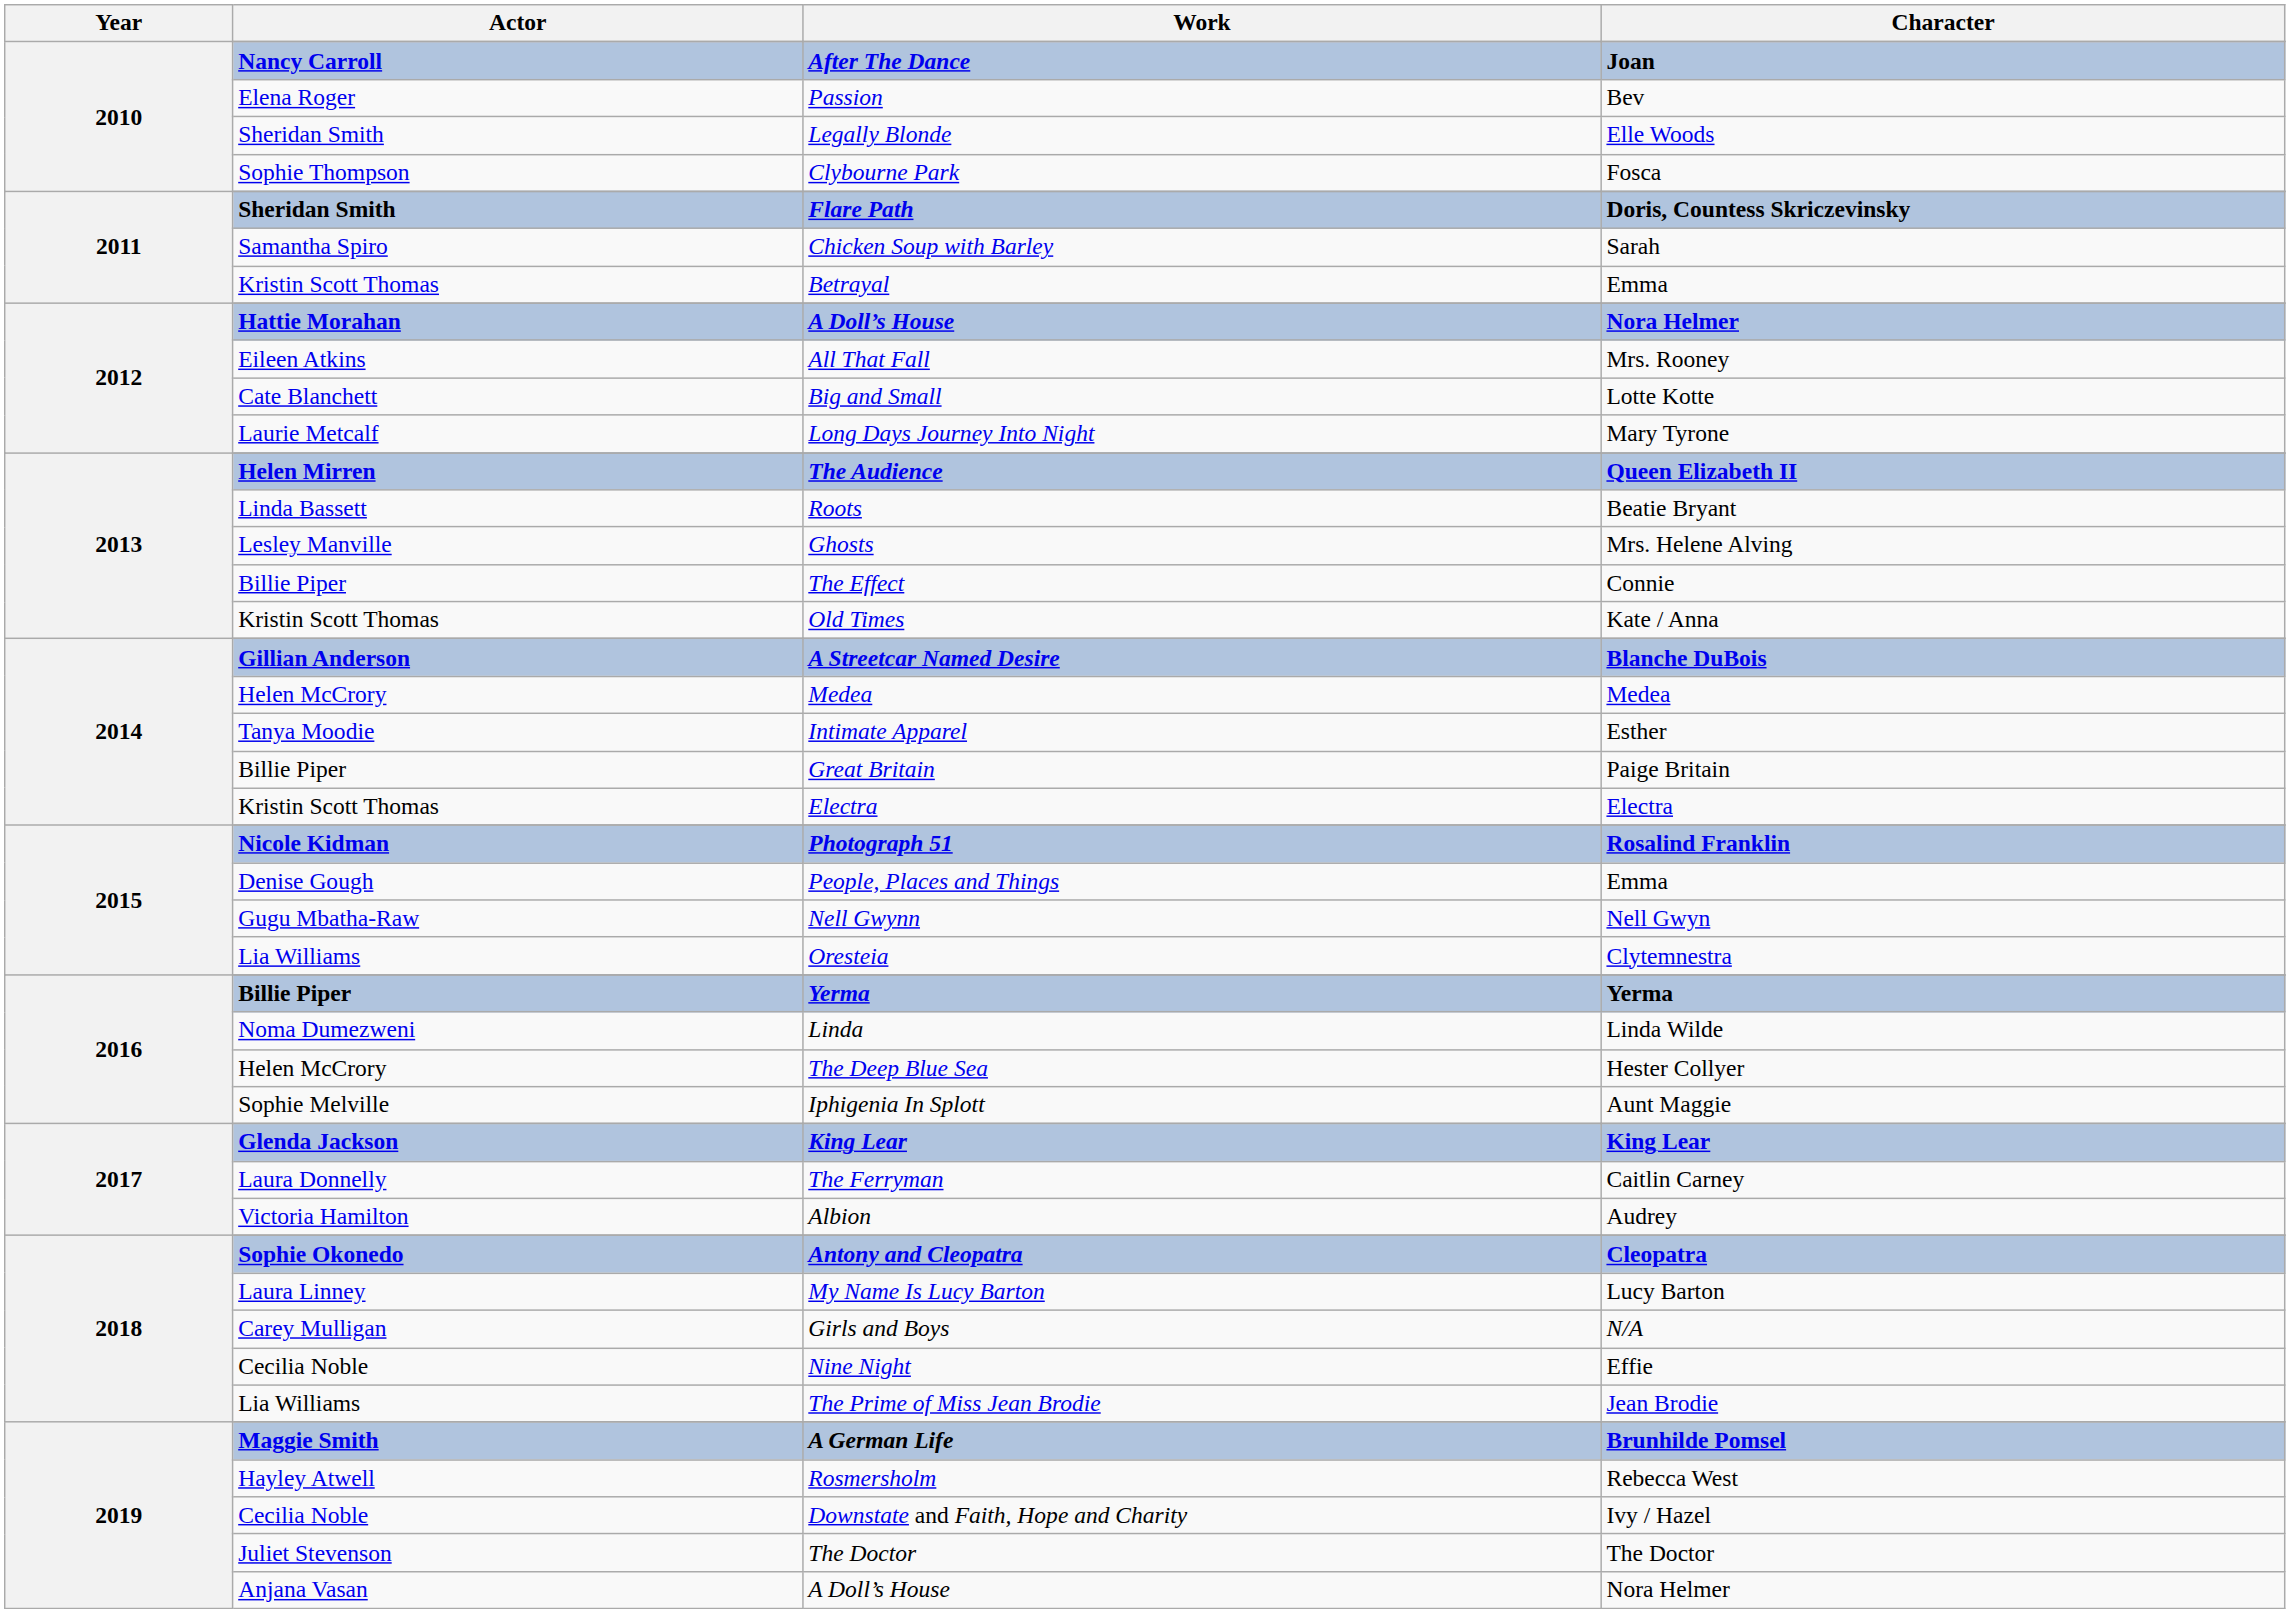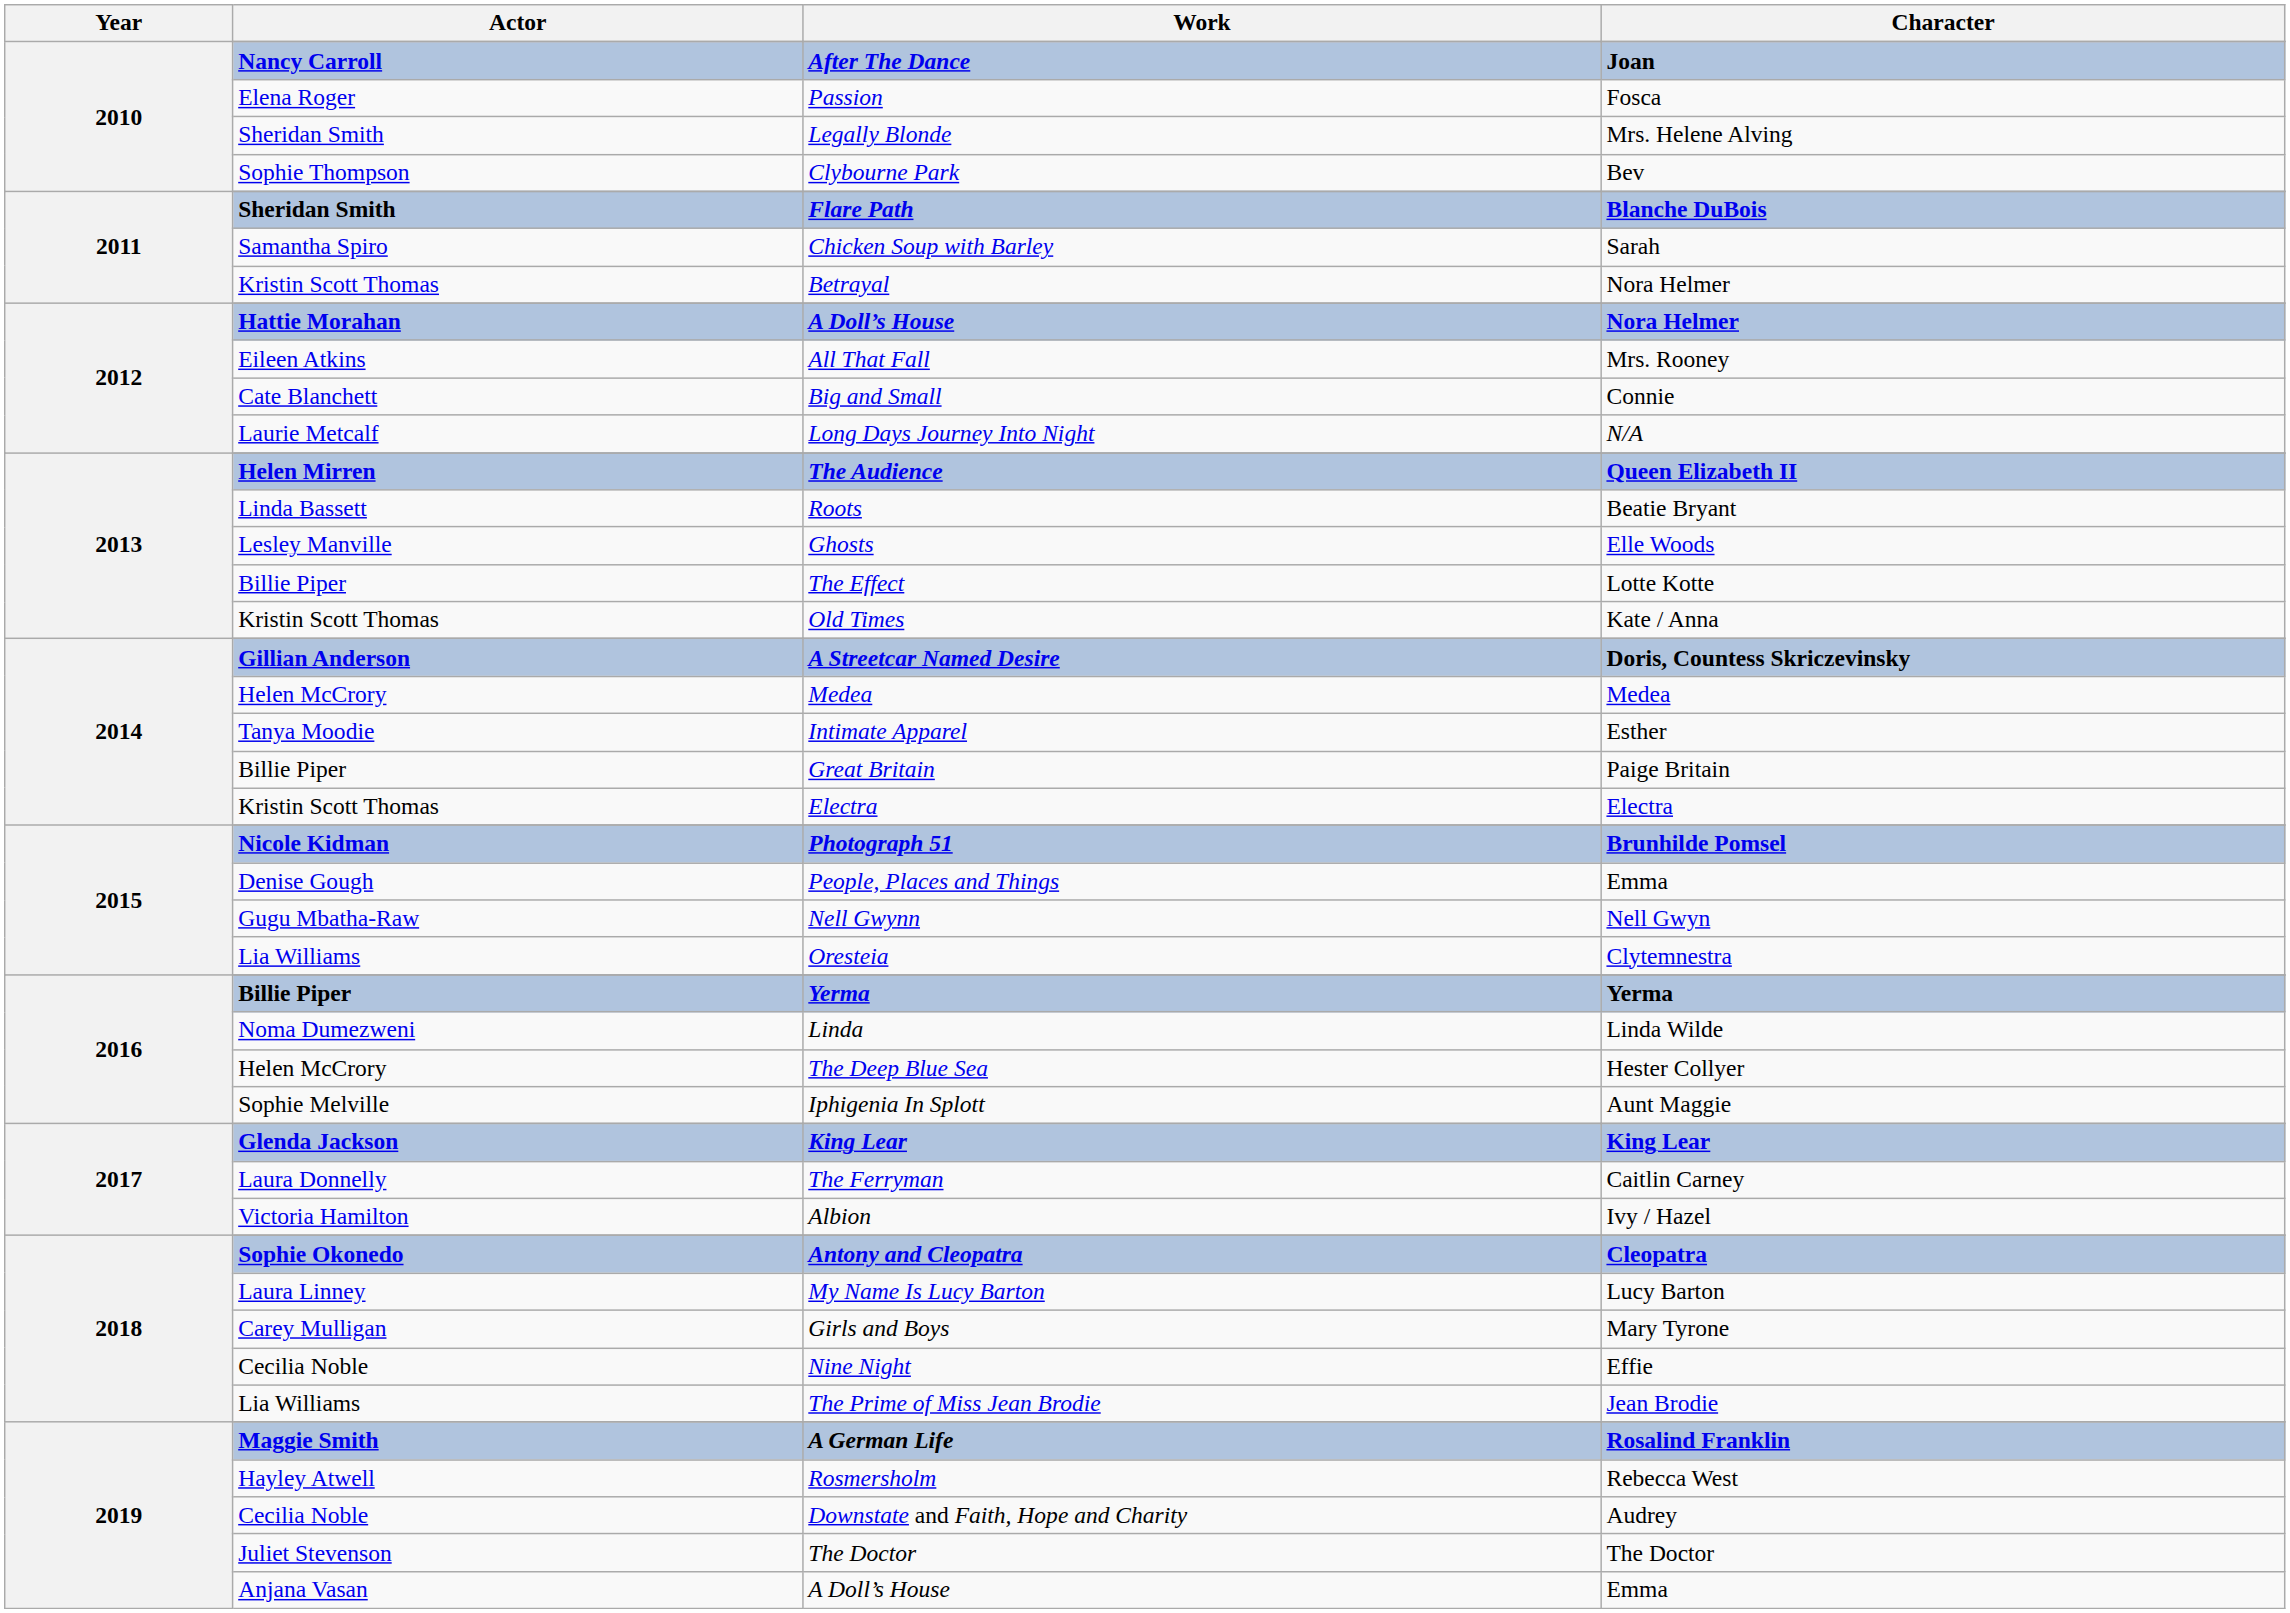(1625, 97) Bev -> (1634, 97) Fosca
(1660, 135) Elle Woods -> (1700, 135) Mrs. Helene Alving
(1634, 172) Fosca -> (1625, 172) Bev
(1758, 209) Doris, Countess Skriczevinsky -> (1686, 209) Blanche DuBois
(1637, 284) Emma -> (1668, 284) Nora Helmer
(1660, 396) Lotte Kotte -> (1640, 396) Connie
(1668, 433) Mary Tyrone -> (1625, 433) N/A
(1700, 545) Mrs. Helene Alving -> (1660, 545) Elle Woods
(1640, 582) Connie -> (1660, 582) Lotte Kotte
(1686, 657) Blanche DuBois -> (1758, 657) Doris, Countess Skriczevinsky
(1698, 843) Rosalind Franklin -> (1696, 843) Brunhilde Pomsel
(1642, 1216) Audrey -> (1659, 1216) Ivy / Hazel
(1625, 1328) N/A -> (1668, 1328) Mary Tyrone
(1696, 1440) Brunhilde Pomsel -> (1698, 1440) Rosalind Franklin
(1659, 1515) Ivy / Hazel -> (1642, 1515) Audrey
(1668, 1589) Nora Helmer -> (1637, 1589) Emma
